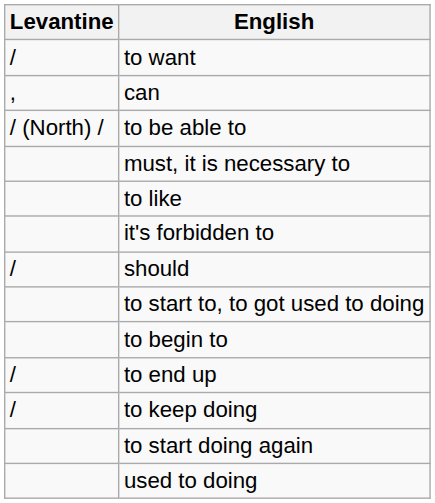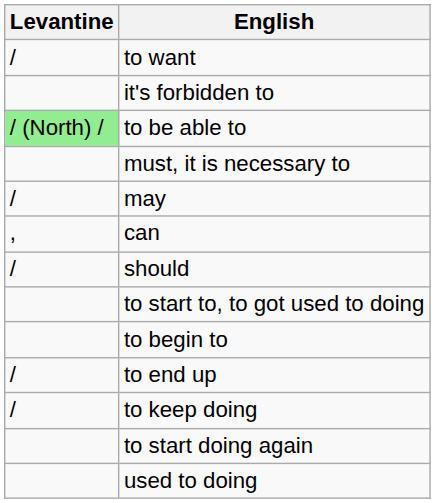rows swapped: (142, 92) <-> (199, 233)
(57, 127) no background -> (57, 127) lightgreen background
- row: (153, 198)
+ row: (145, 198)
